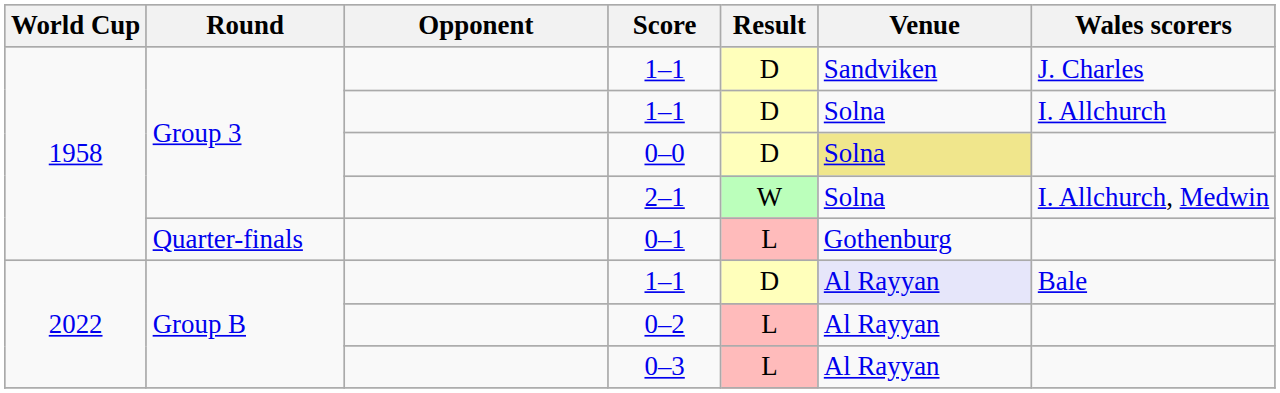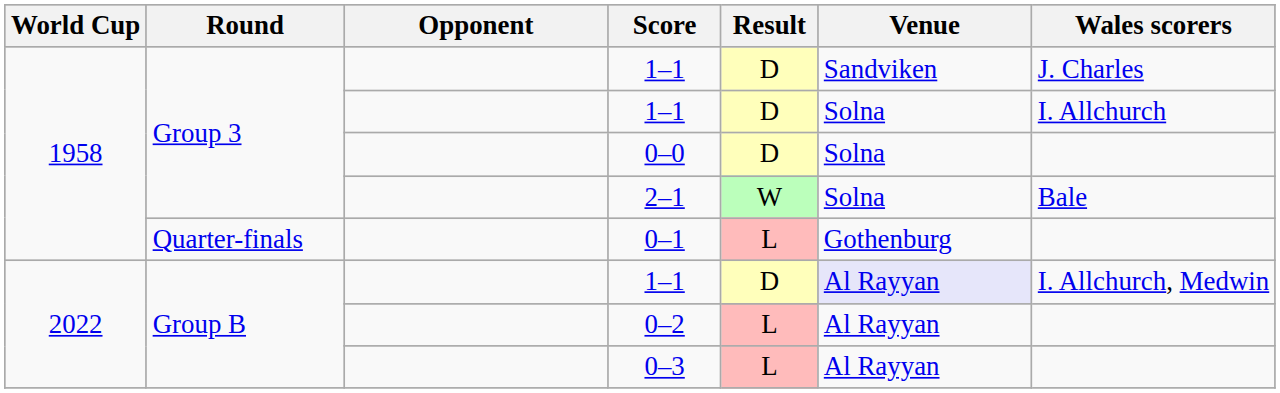(854, 153) khaki background -> (854, 153) no background
(1154, 196) I. Allchurch, Medwin -> (1062, 196) Bale
(1062, 281) Bale -> (1154, 281) I. Allchurch, Medwin
